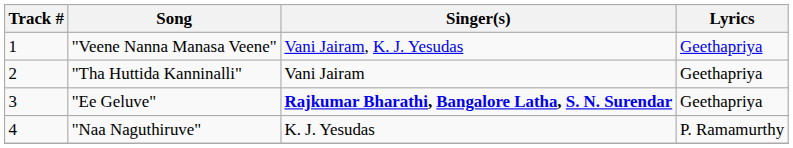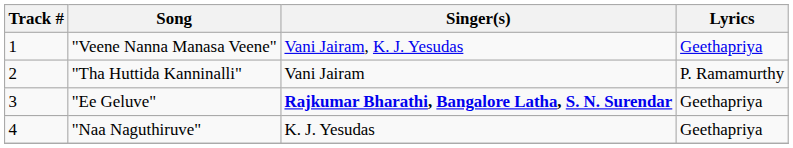(721, 74) Geethapriya -> (732, 74) P. Ramamurthy
(732, 129) P. Ramamurthy -> (721, 129) Geethapriya
